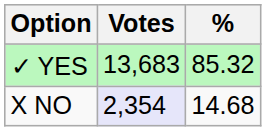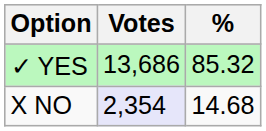(141, 65) 13,683 -> (141, 65) 13,686
